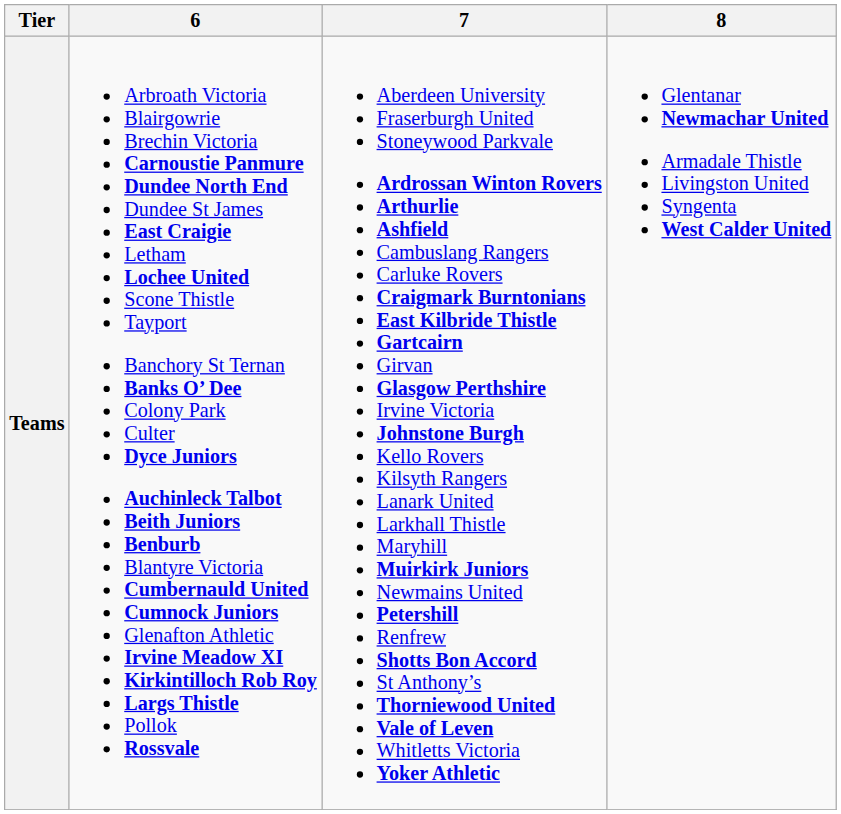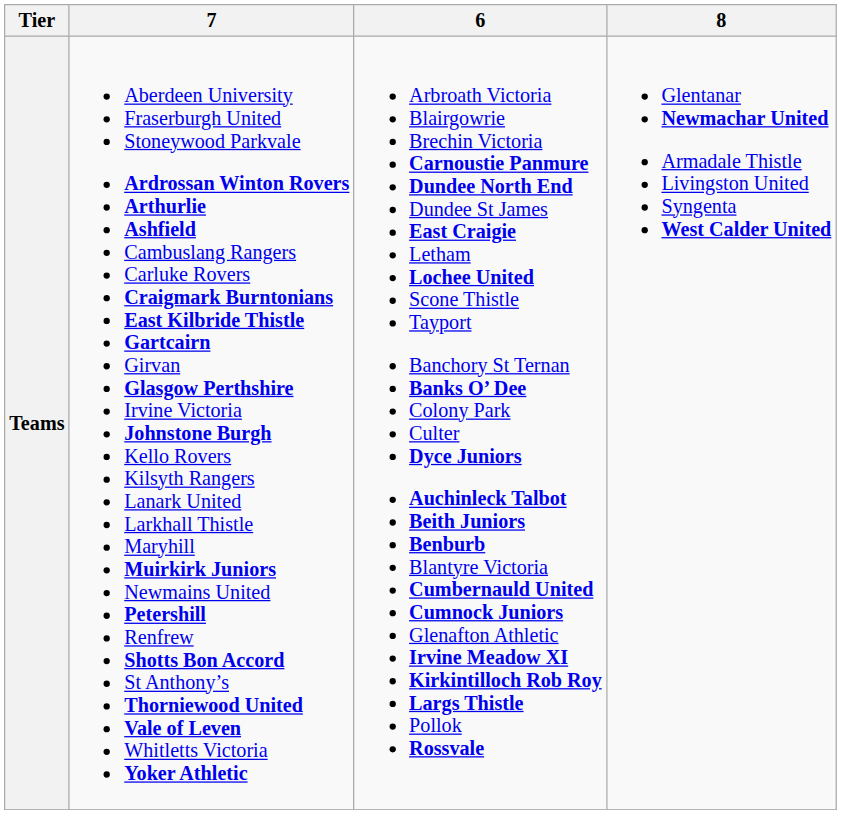columns swapped: (195, 20) <-> (464, 20)
